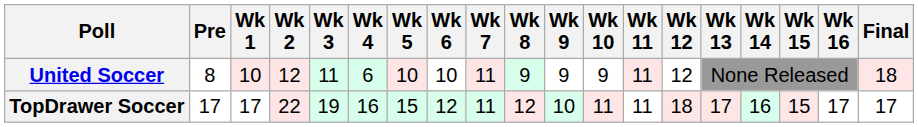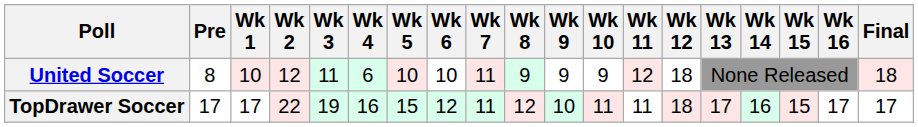(642, 74) 11 -> (642, 74) 12
(682, 74) 12 -> (682, 74) 18
